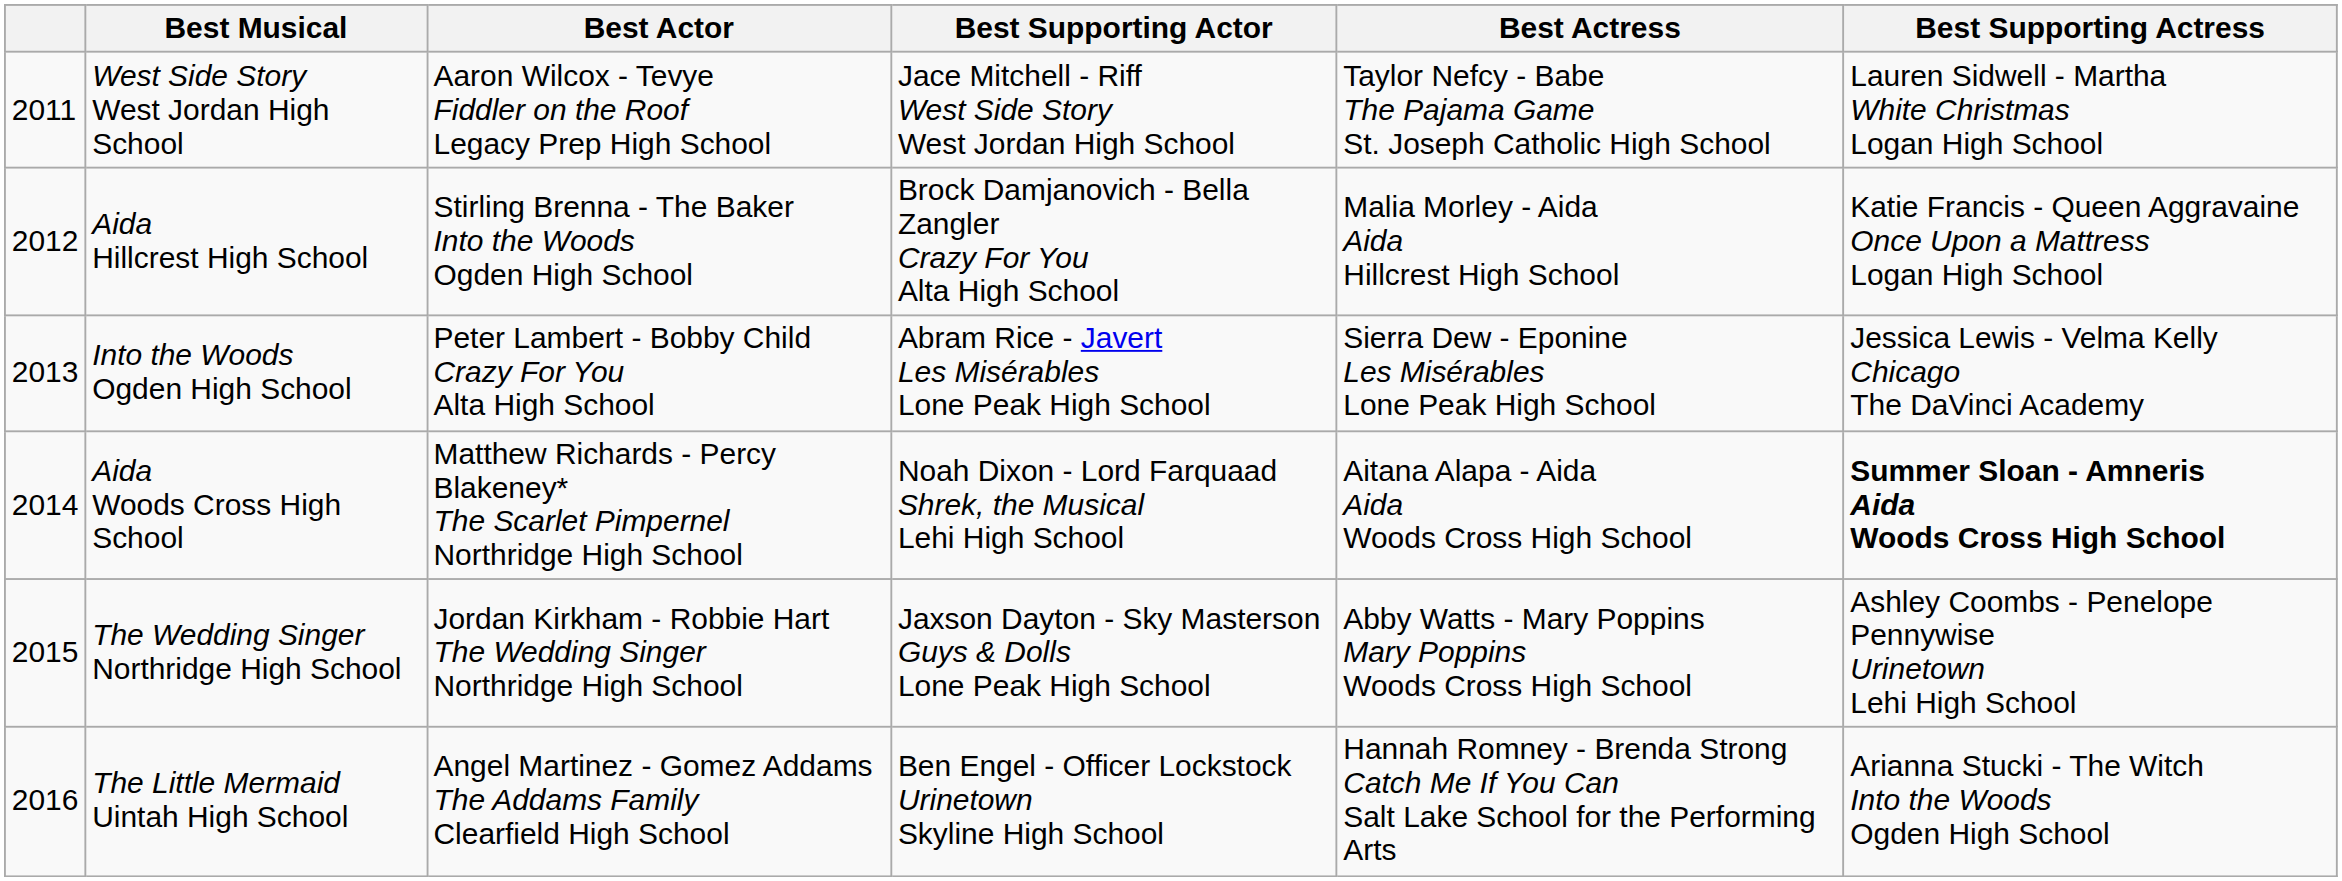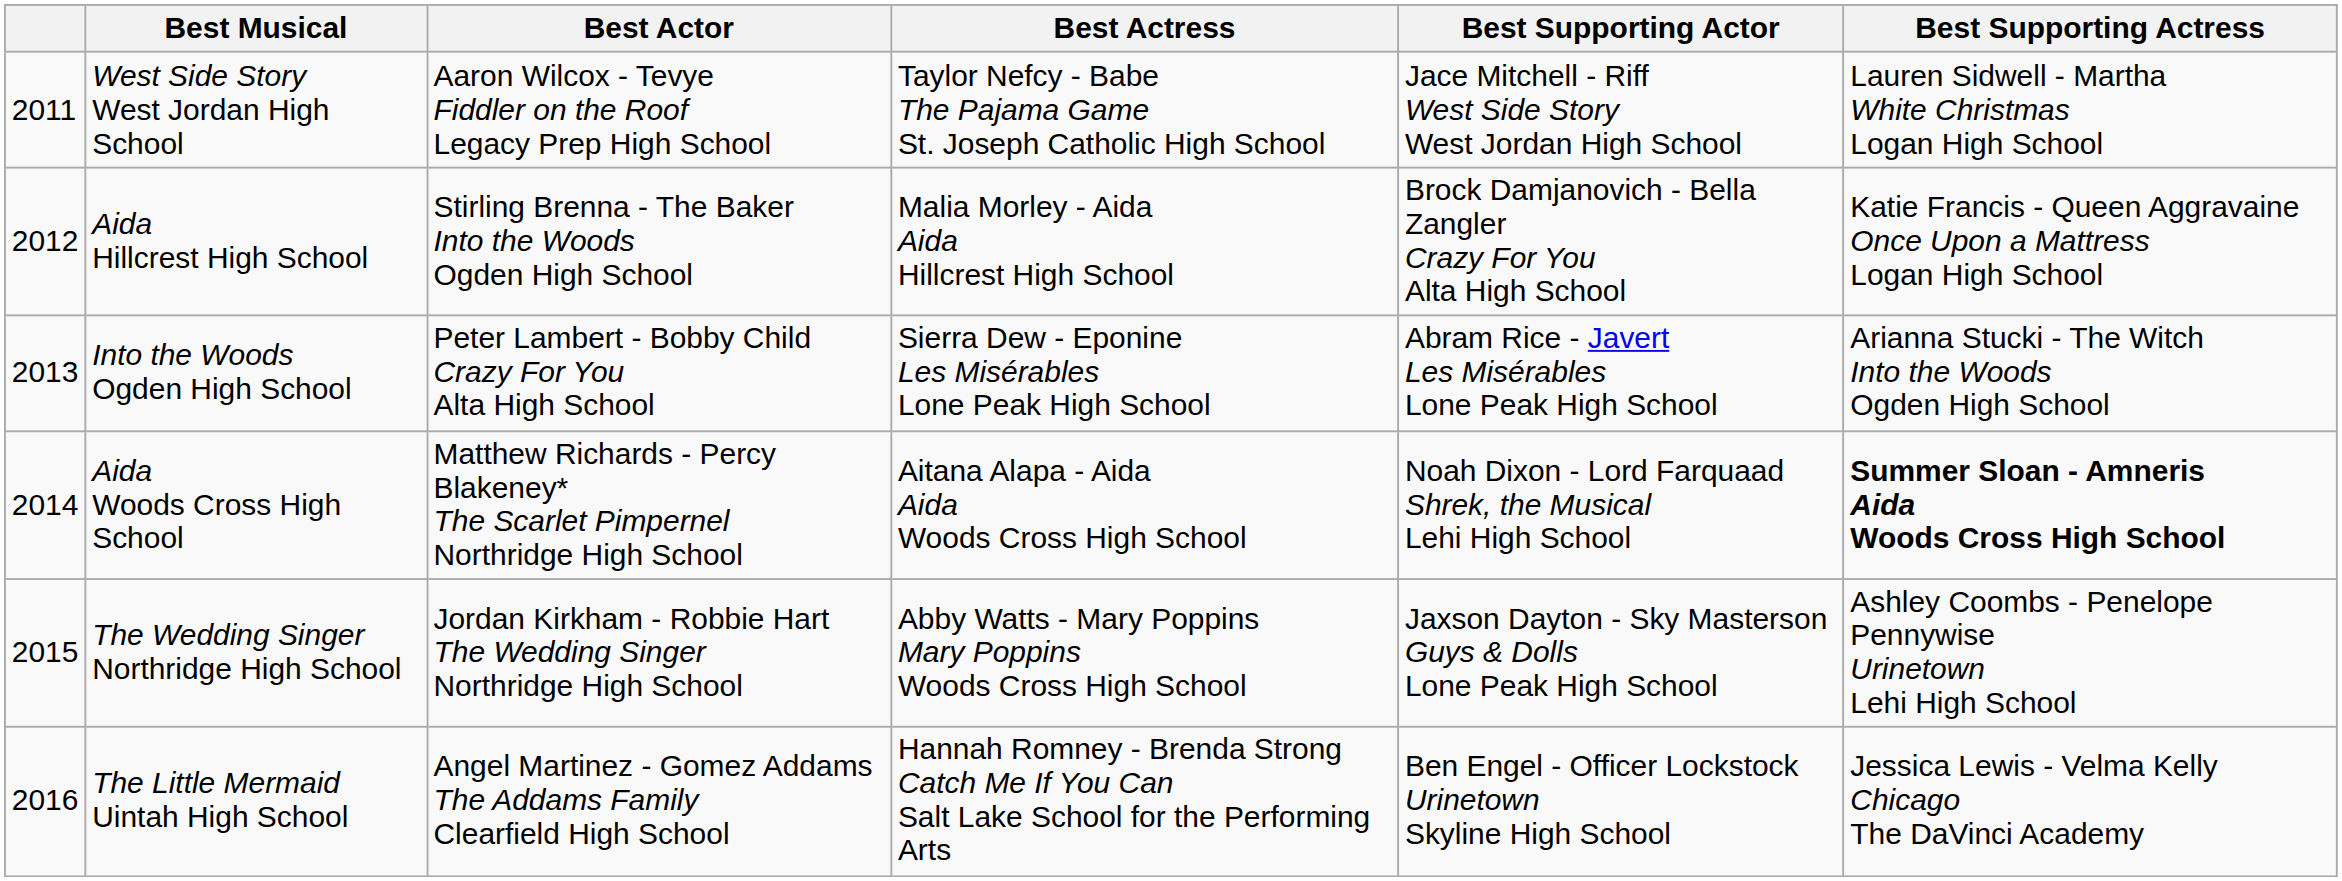columns swapped: (1590, 28) <-> (1114, 28)
(2034, 372) Jessica Lewis - Velma Kelly Chicago The DaVinci Academy -> (2027, 372) Arianna Stucki - The Witch Into the Woods Ogden High School
(2027, 801) Arianna Stucki - The Witch Into the Woods Ogden High School -> (2034, 801) Jessica Lewis - Velma Kelly Chicago The DaVinci Academy
